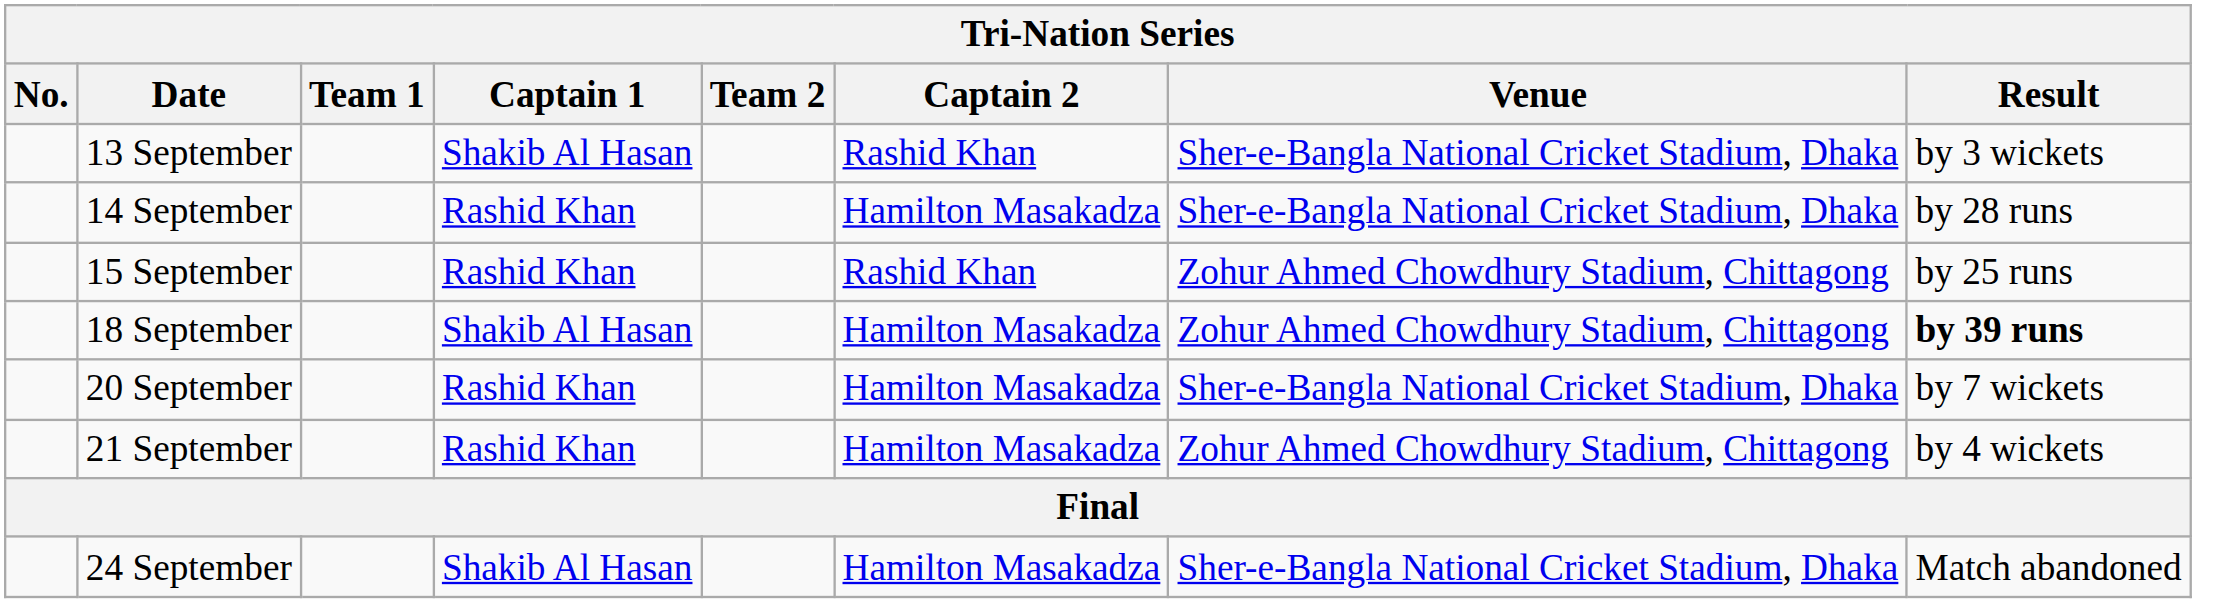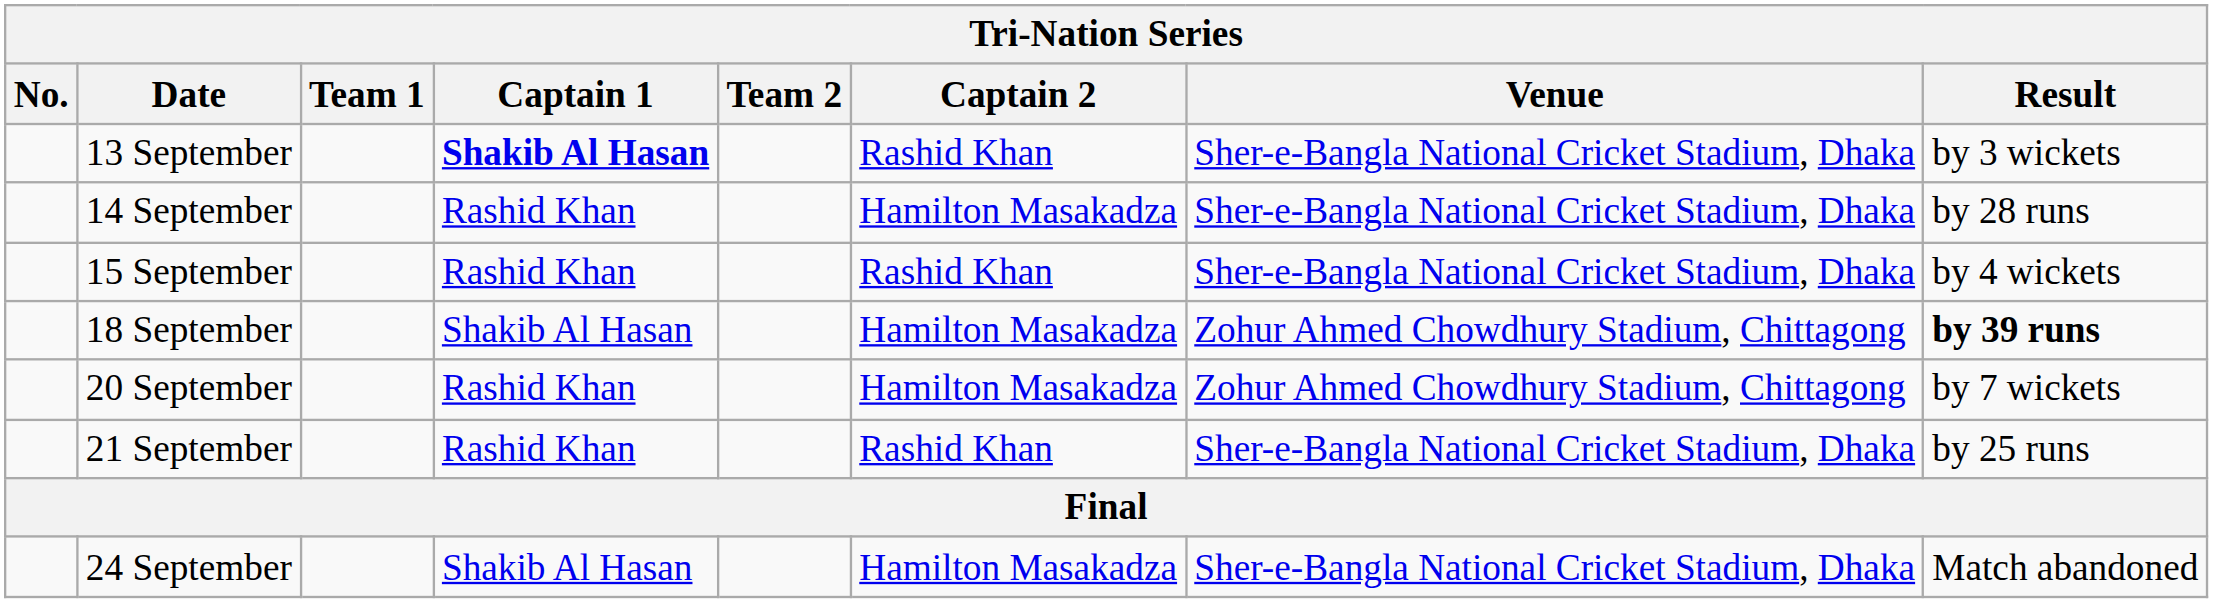(567, 152) normal -> (576, 152) bold
(1533, 270) Zohur Ahmed Chowdhury Stadium, Chittagong -> (1555, 270) Sher-e-Bangla National Cricket Stadium, Dhaka
(1994, 270) by 25 runs -> (2027, 270) by 4 wickets
(1538, 388) Sher-e-Bangla National Cricket Stadium, Dhaka -> (1550, 388) Zohur Ahmed Chowdhury Stadium, Chittagong
(1001, 447) Hamilton Masakadza -> (956, 447) Rashid Khan
(1533, 447) Zohur Ahmed Chowdhury Stadium, Chittagong -> (1555, 447) Sher-e-Bangla National Cricket Stadium, Dhaka
(2010, 447) by 4 wickets -> (2011, 447) by 25 runs
